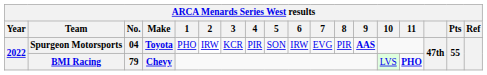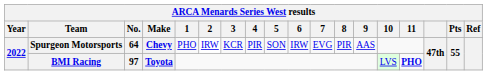(134, 45) 04 -> (134, 45) 64
(159, 45) Toyota -> (159, 45) Chevy
(366, 45) bold -> (366, 45) normal
(134, 61) 79 -> (134, 61) 97
(159, 61) Chevy -> (159, 61) Toyota
